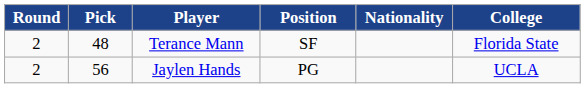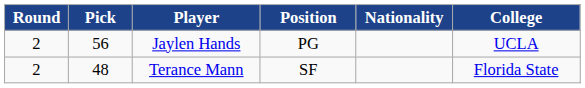rows swapped: (196, 43) <-> (196, 69)
